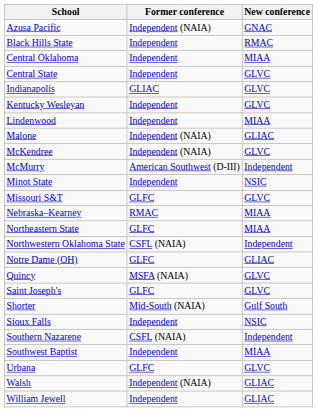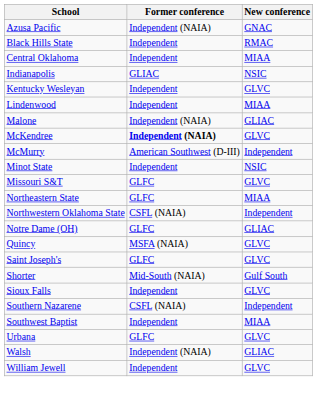- row: (32, 74)
(257, 89) GLVC -> (255, 74) NSIC
(170, 151) normal -> (172, 136) bold
- row: (44, 213)
(255, 321) NSIC -> (257, 290) GLVC
(259, 399) GLIAC -> (257, 368) GLVC
